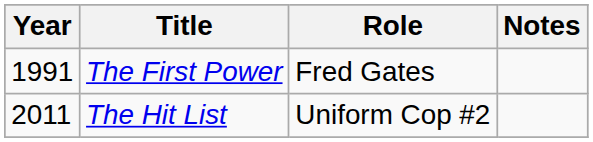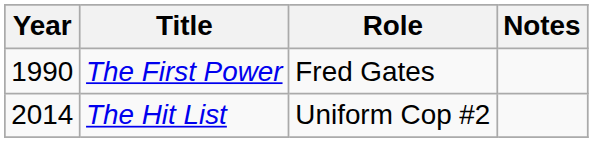(42, 70) 1991 -> (42, 70) 1990
(41, 114) 2011 -> (42, 114) 2014
